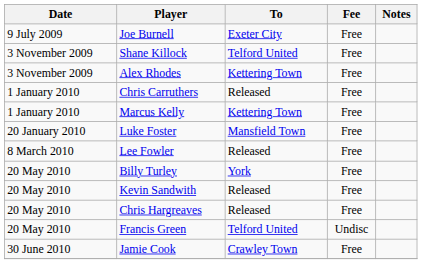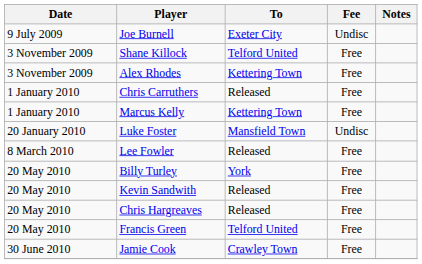(352, 34) Free -> (352, 34) Undisc
(352, 131) Free -> (352, 131) Undisc
(352, 229) Undisc -> (352, 229) Free
